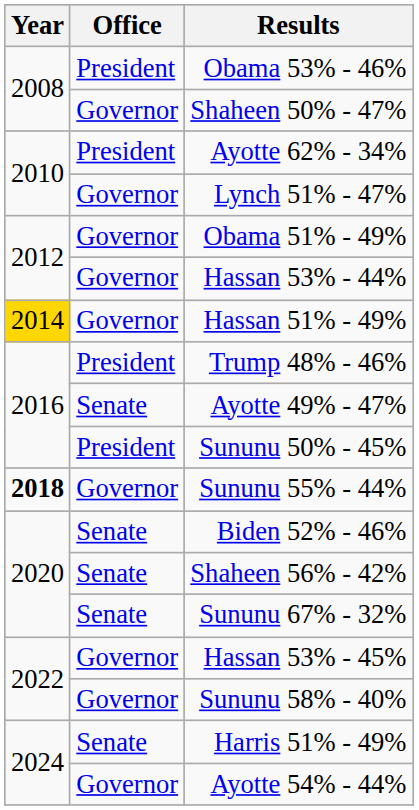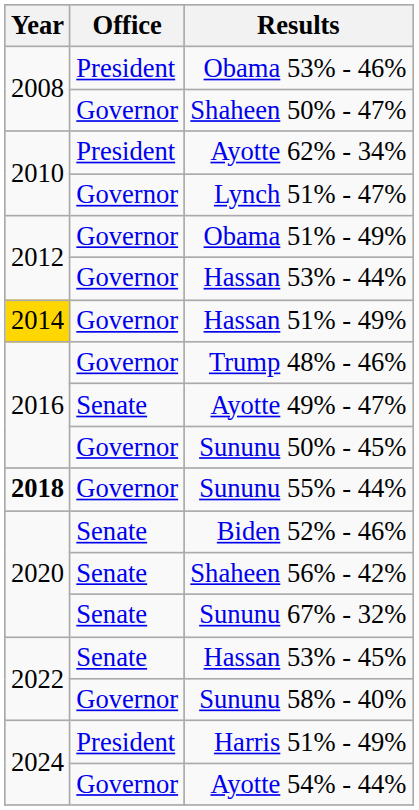(126, 362) President -> (127, 362) Governor
(126, 446) President -> (127, 446) Governor
(127, 657) Governor -> (112, 657) Senate
(112, 741) Senate -> (126, 741) President
